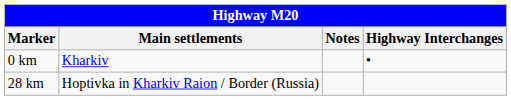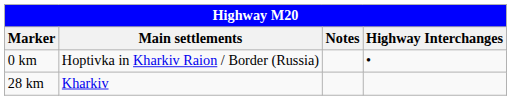(85, 60) Kharkiv -> (190, 60) Hoptivka in Kharkiv Raion / Border (Russia)
(190, 83) Hoptivka in Kharkiv Raion / Border (Russia) -> (85, 83) Kharkiv
